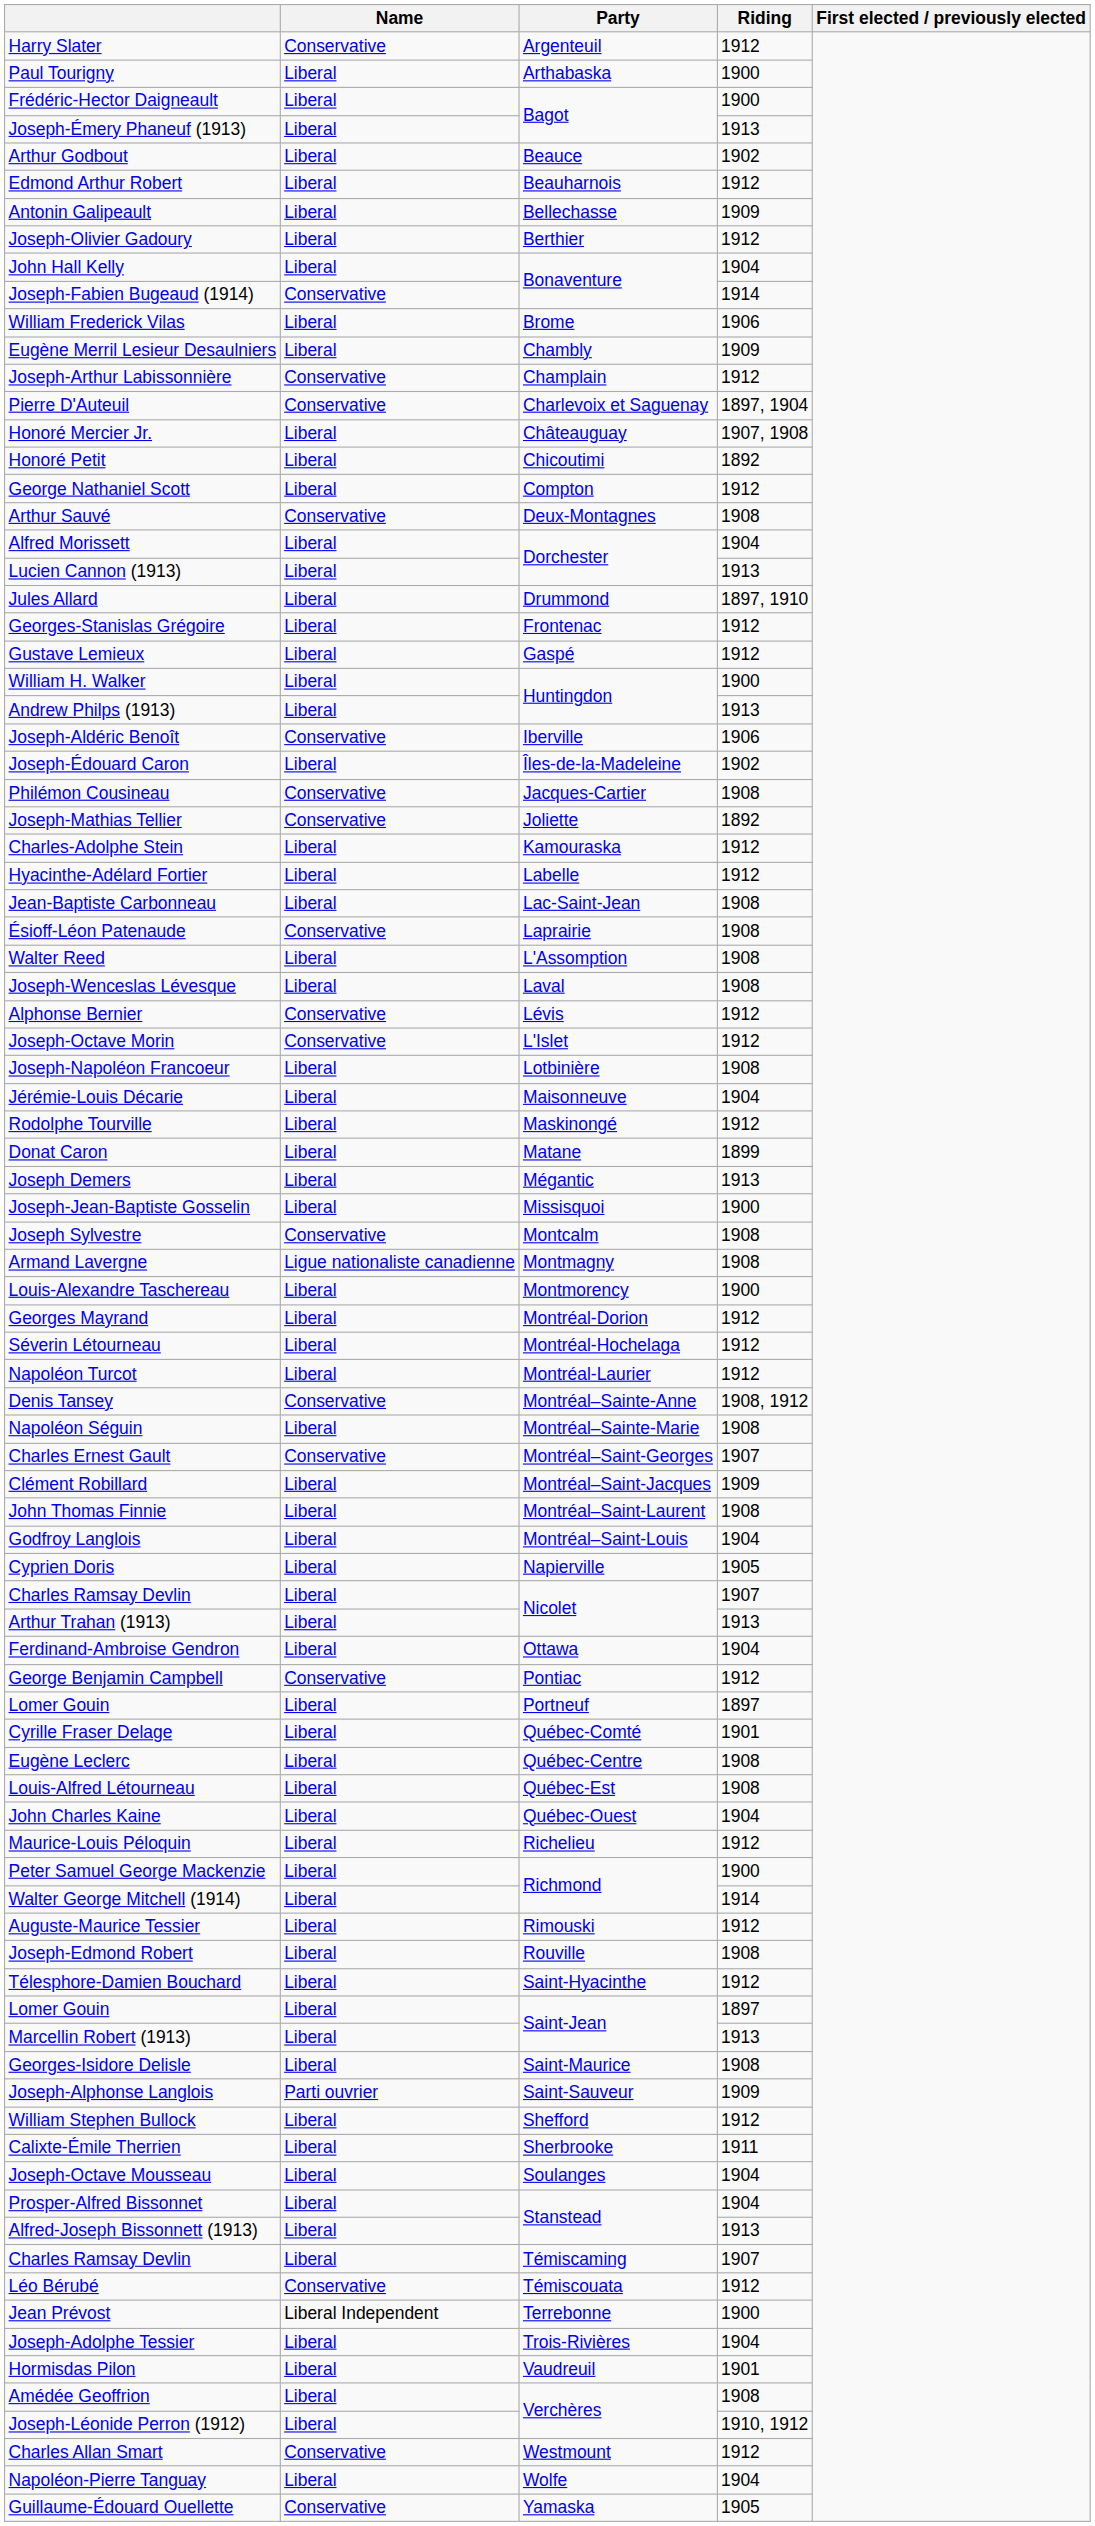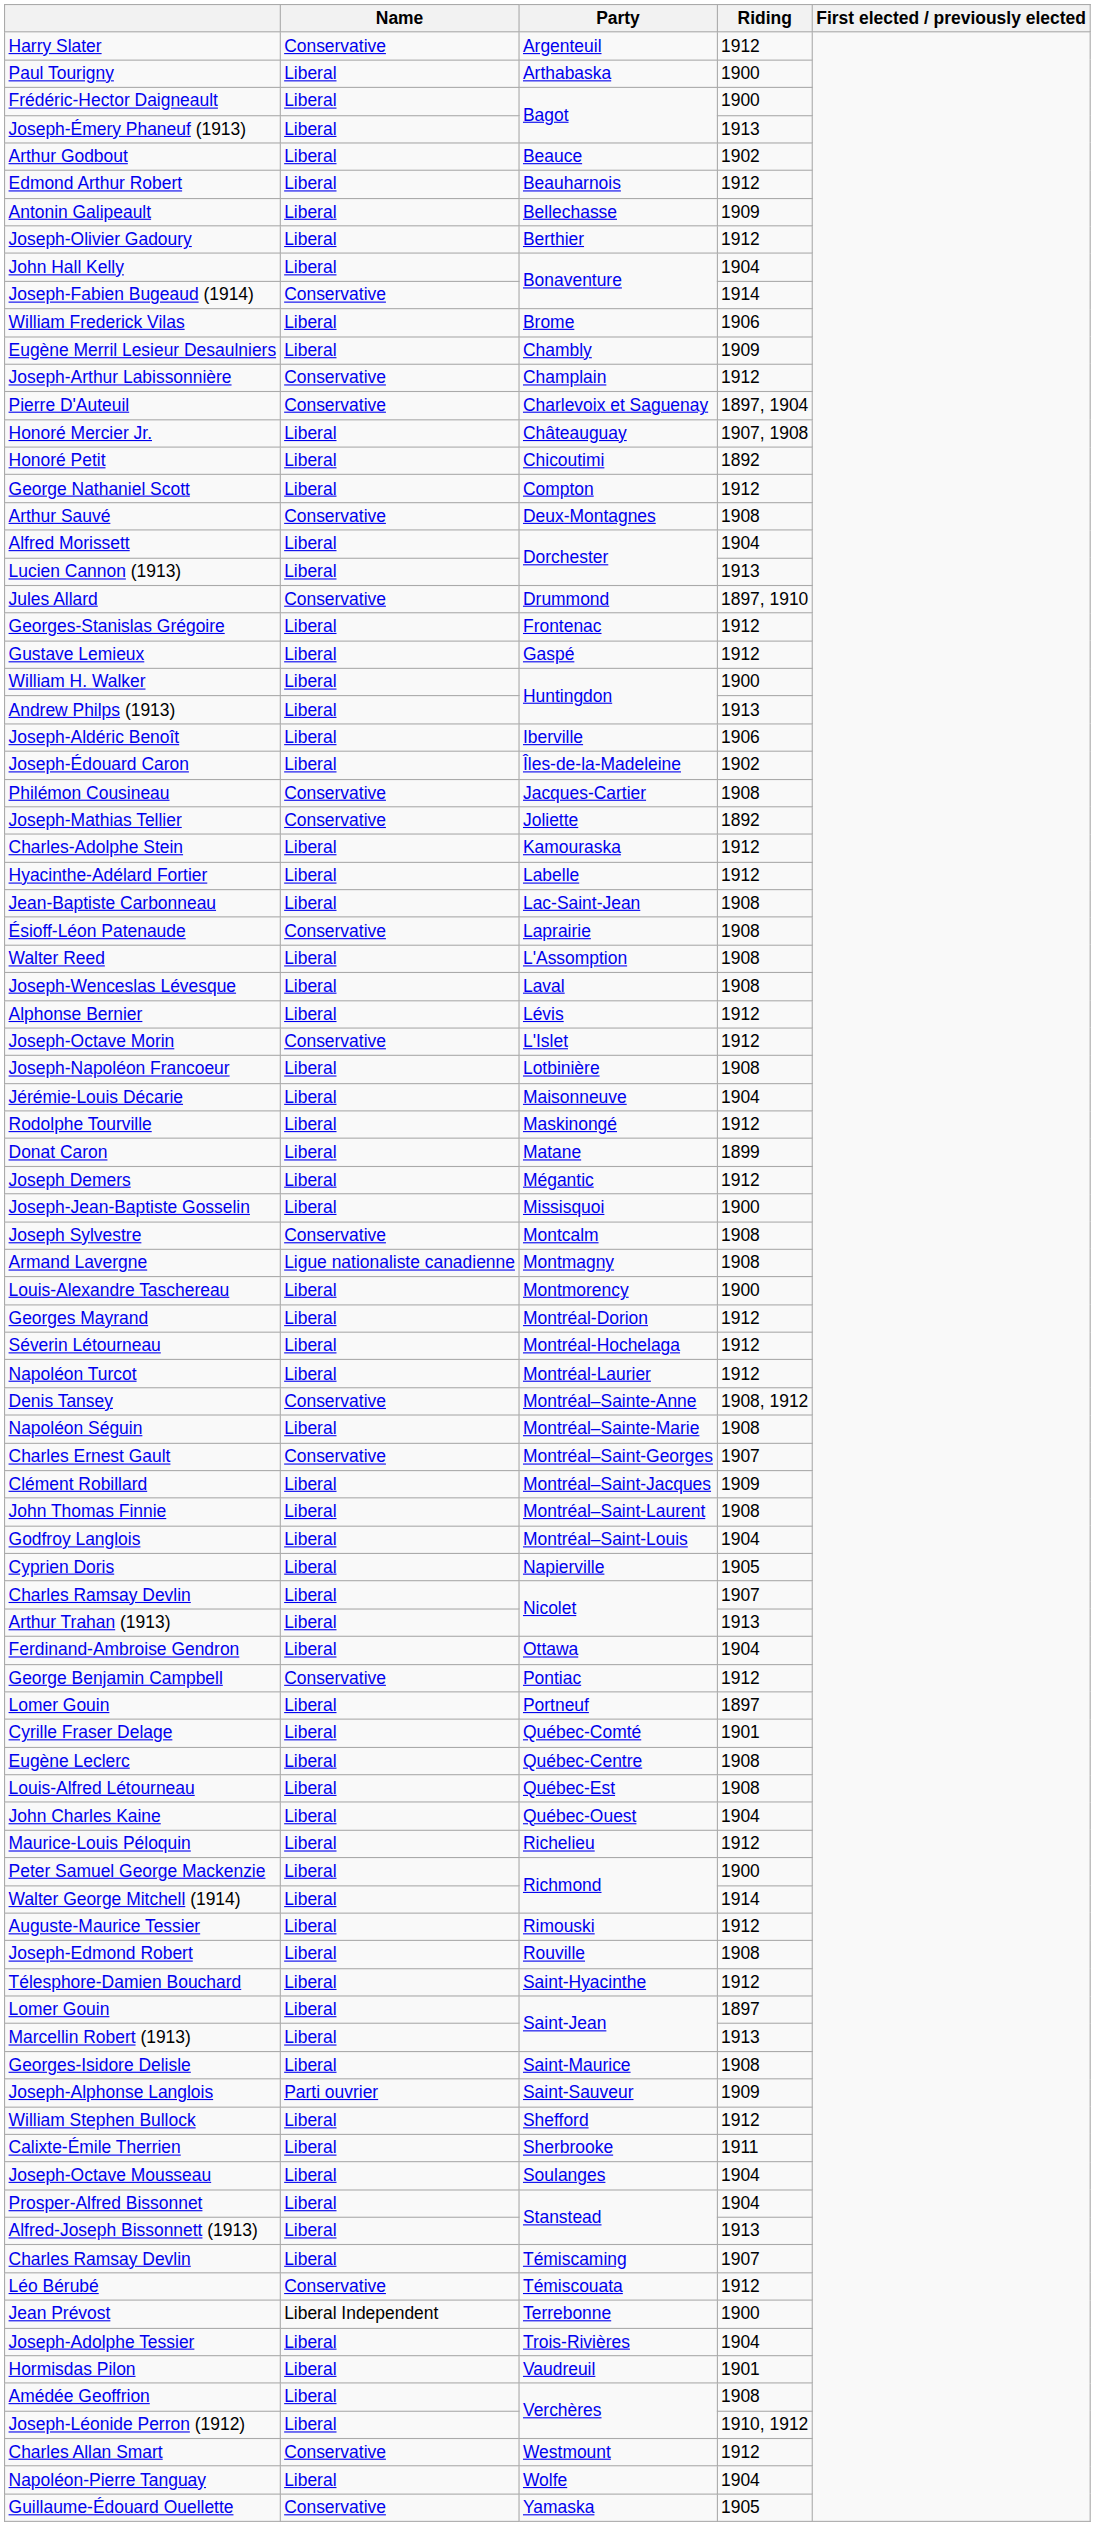(310, 599) Liberal -> (335, 599) Conservative
(335, 737) Conservative -> (310, 737) Liberal
(335, 1014) Conservative -> (310, 1014) Liberal
(740, 1179) 1913 -> (740, 1179) 1912
